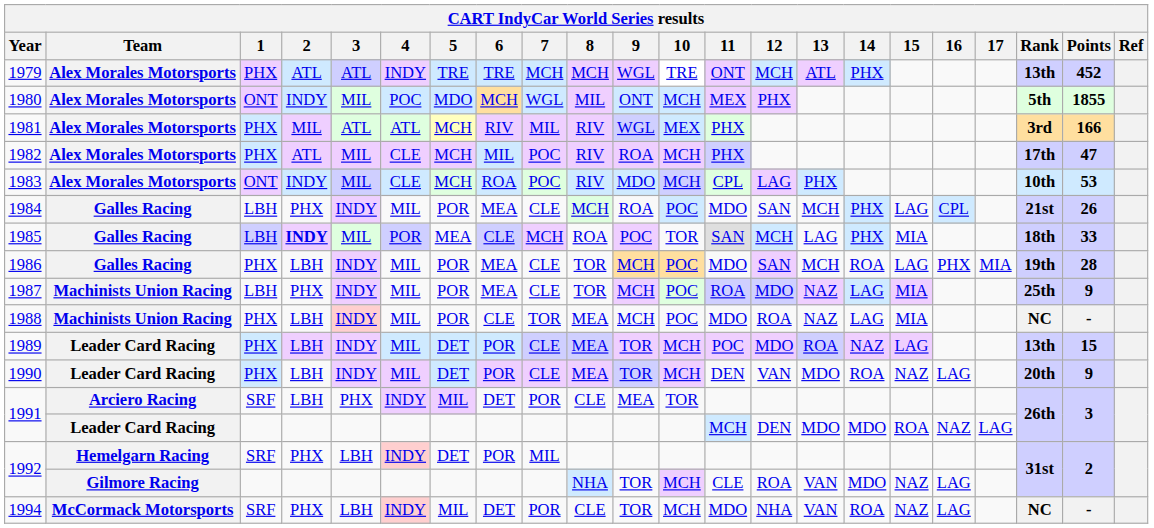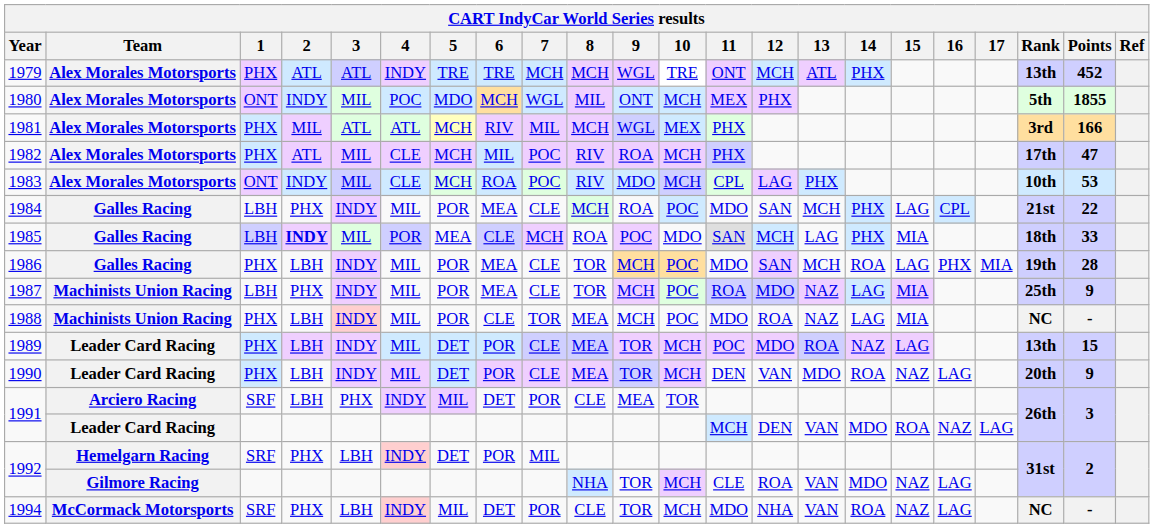(590, 127) RIV -> (590, 127) MCH
(1089, 209) 26 -> (1090, 209) 22
(682, 237) TOR -> (682, 237) MDO
(821, 428) MDO -> (822, 428) VAN
